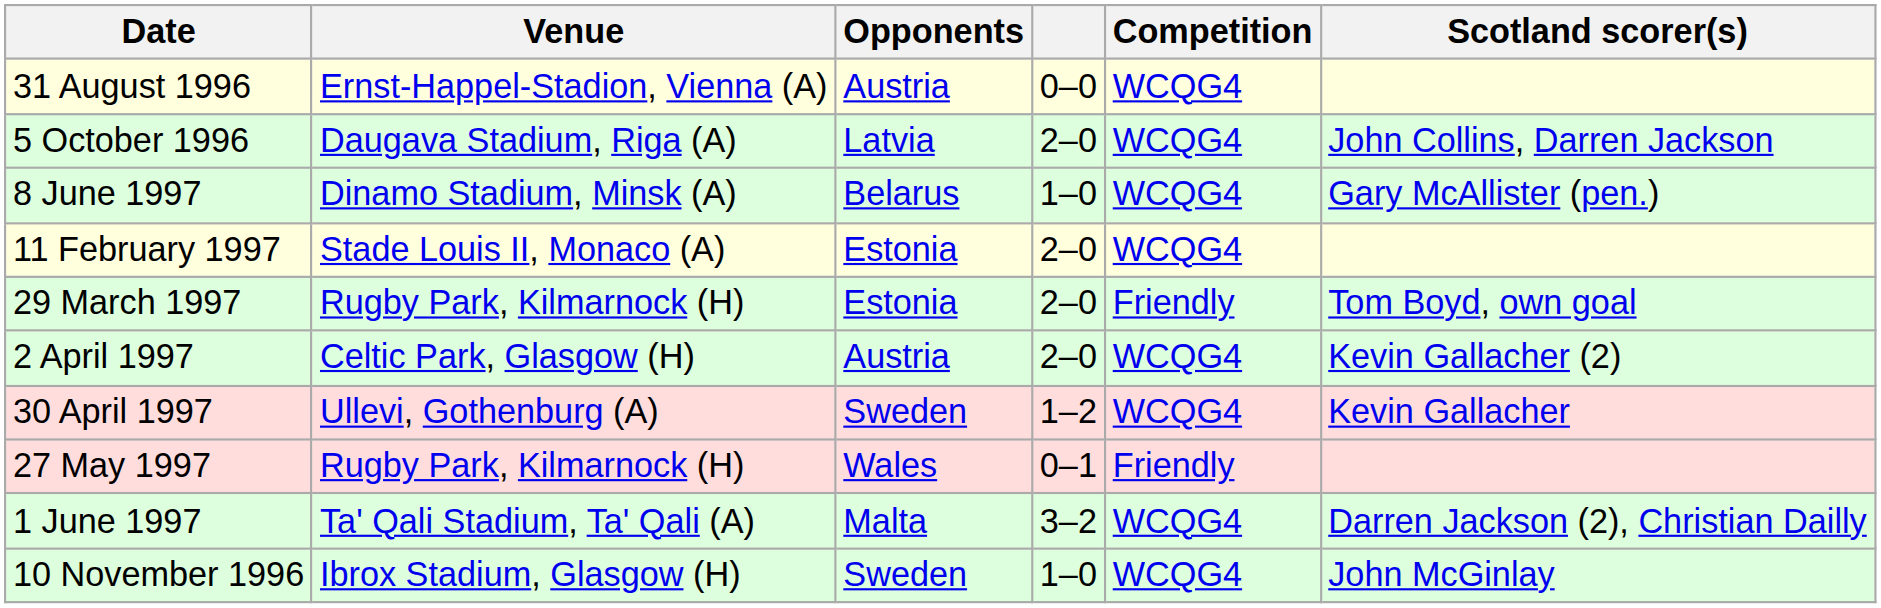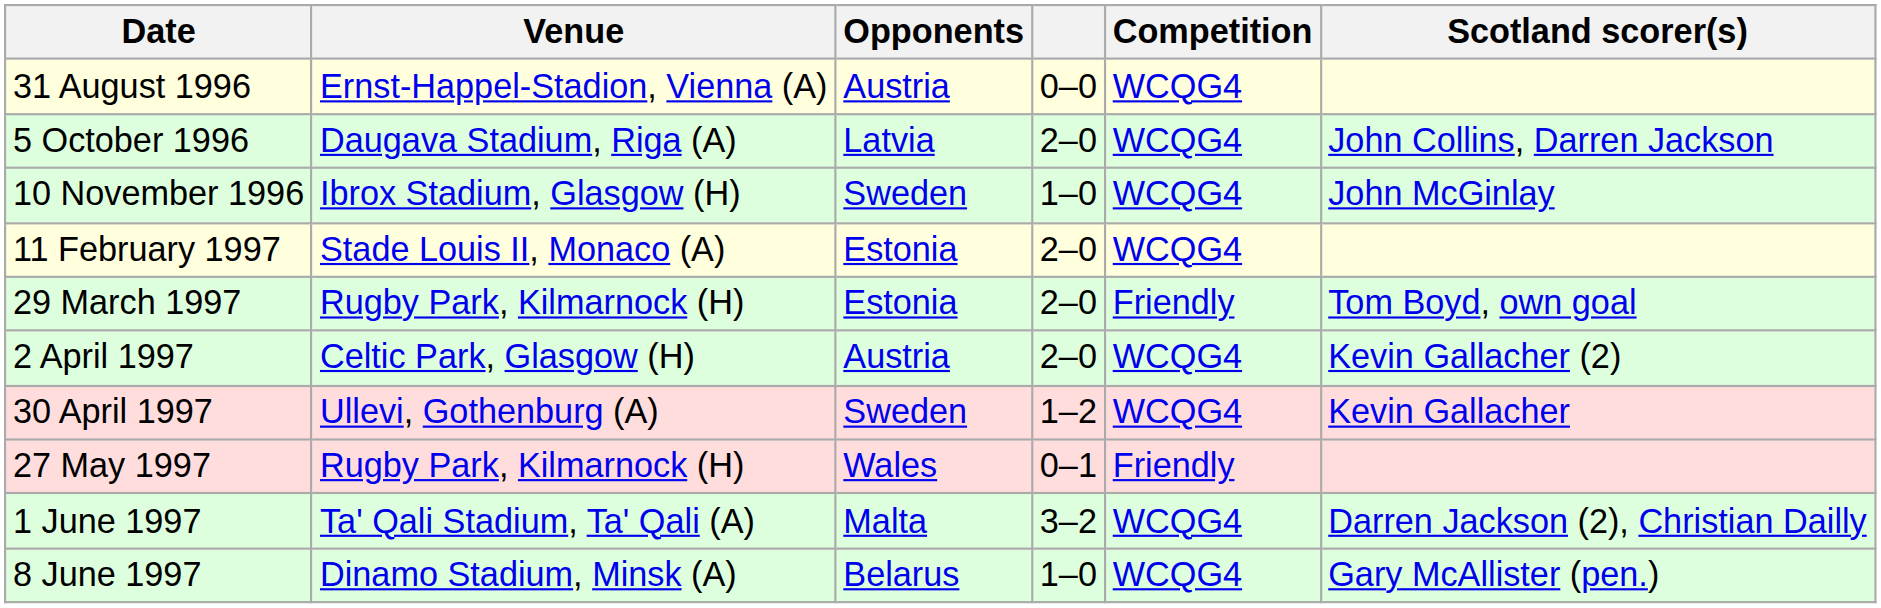rows swapped: (159, 574) <-> (107, 194)
